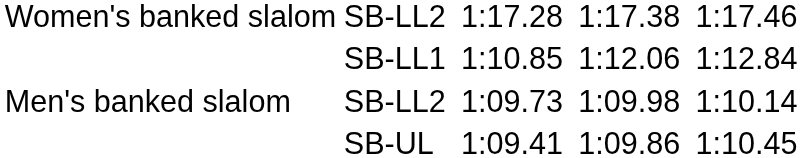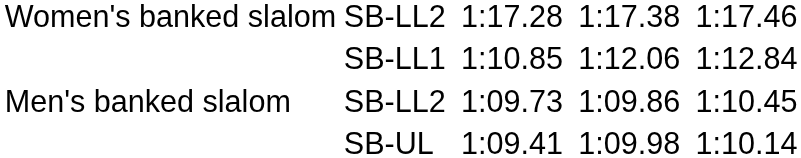(629, 101) 1:09.98 -> (629, 101) 1:09.86
(747, 101) 1:10.14 -> (747, 101) 1:10.45
(629, 143) 1:09.86 -> (629, 143) 1:09.98
(747, 143) 1:10.45 -> (747, 143) 1:10.14
